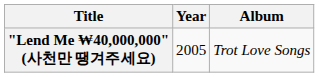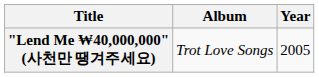columns swapped: (191, 16) <-> (262, 16)
